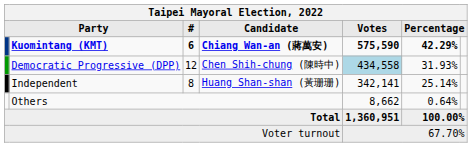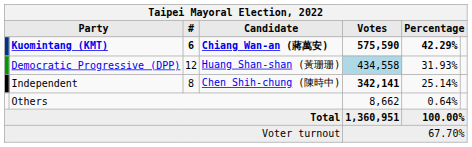(271, 65) Chen Shih-chung (陳時中) -> (271, 65) Huang Shan-shan (黃珊珊)
(271, 83) Huang Shan-shan (黃珊珊) -> (271, 83) Chen Shih-chung (陳時中)
(378, 84) normal -> (378, 84) bold
